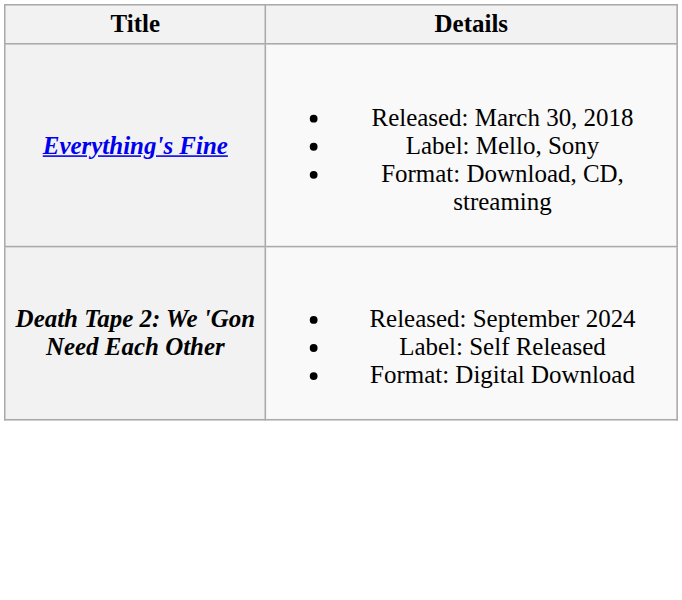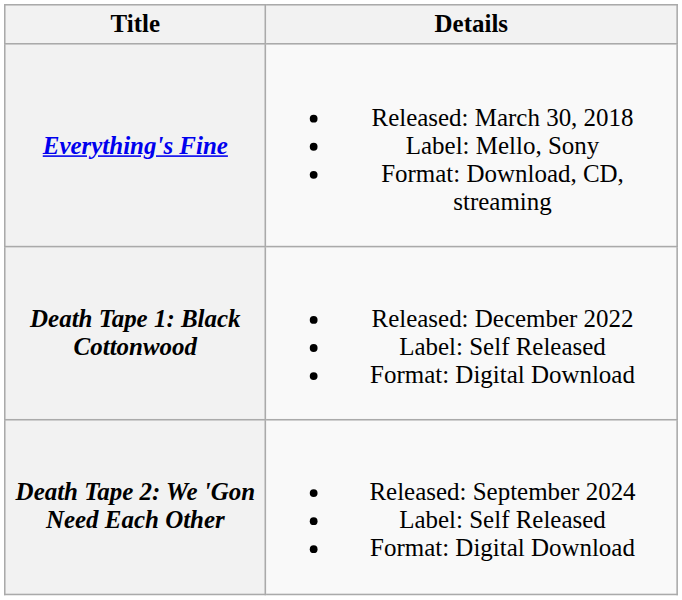+ row: (135, 332)
